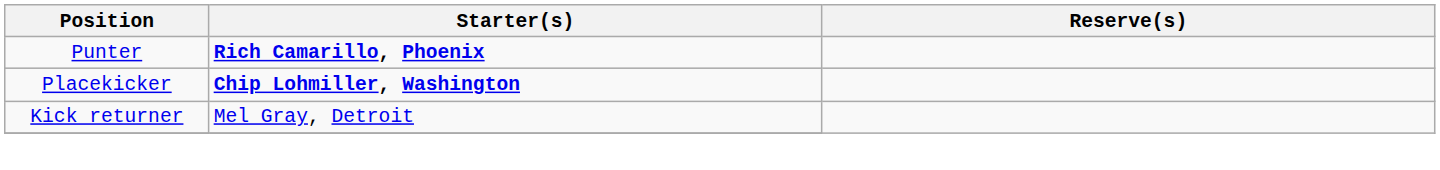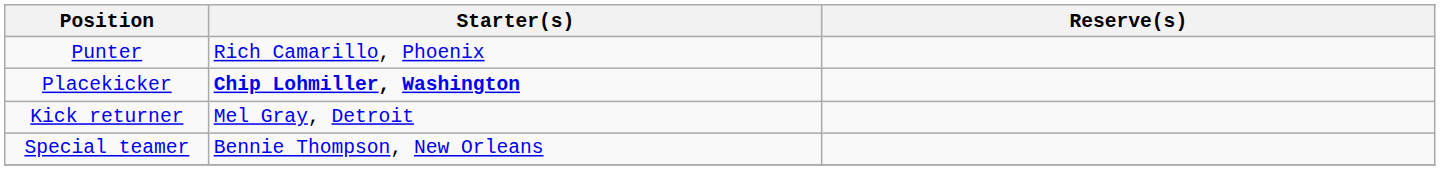(349, 53) bold -> (349, 53) normal
+ row: (107, 149)
